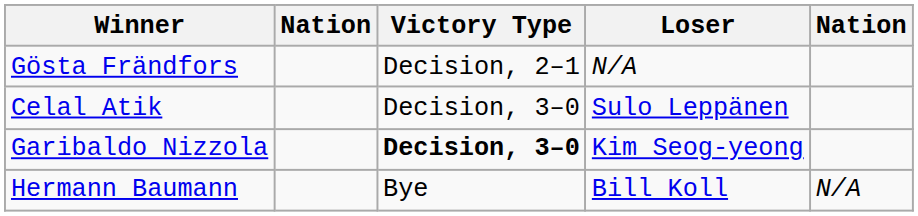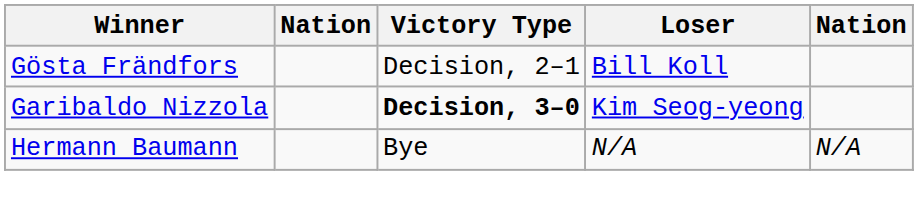(615, 67) N/A -> (660, 67) Bill Koll
- row: (87, 108)
(660, 190) Bill Koll -> (615, 149) N/A
